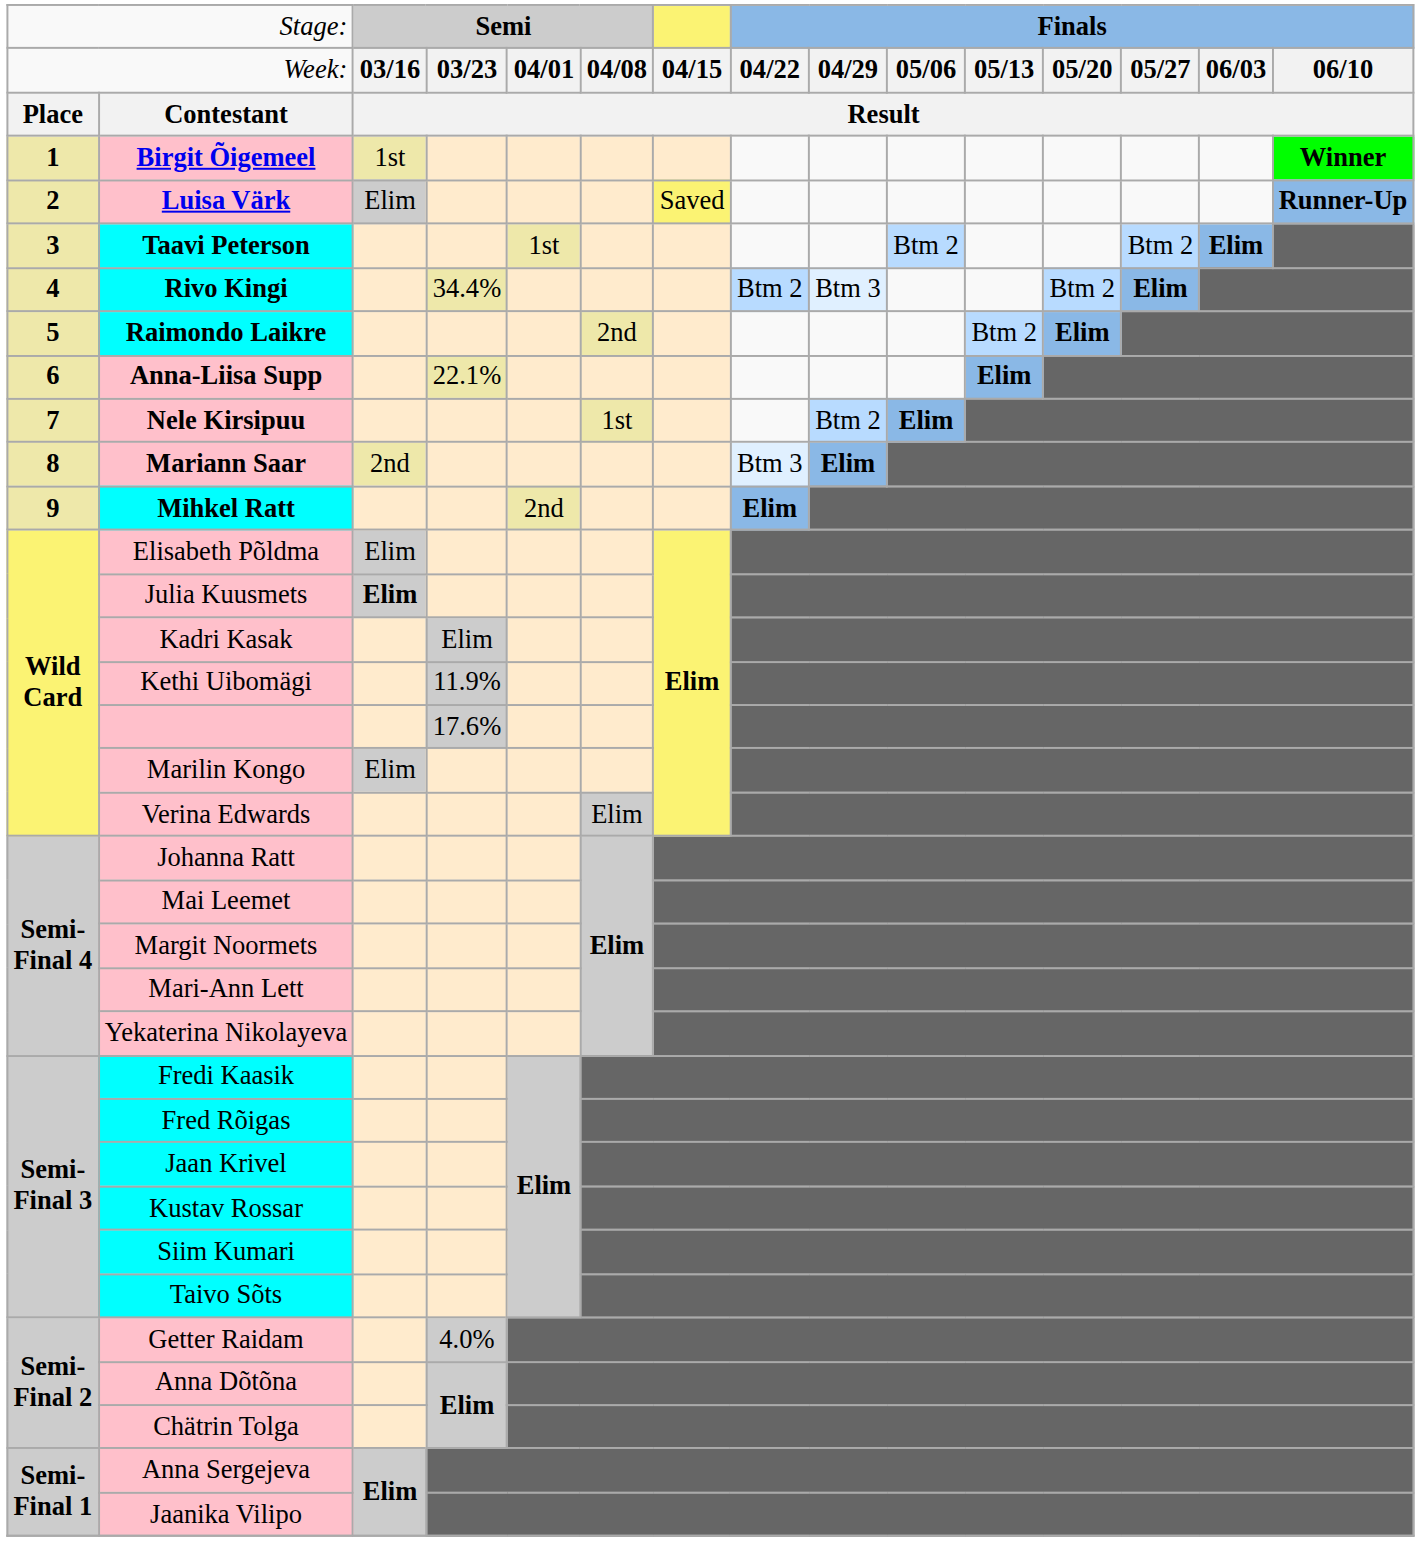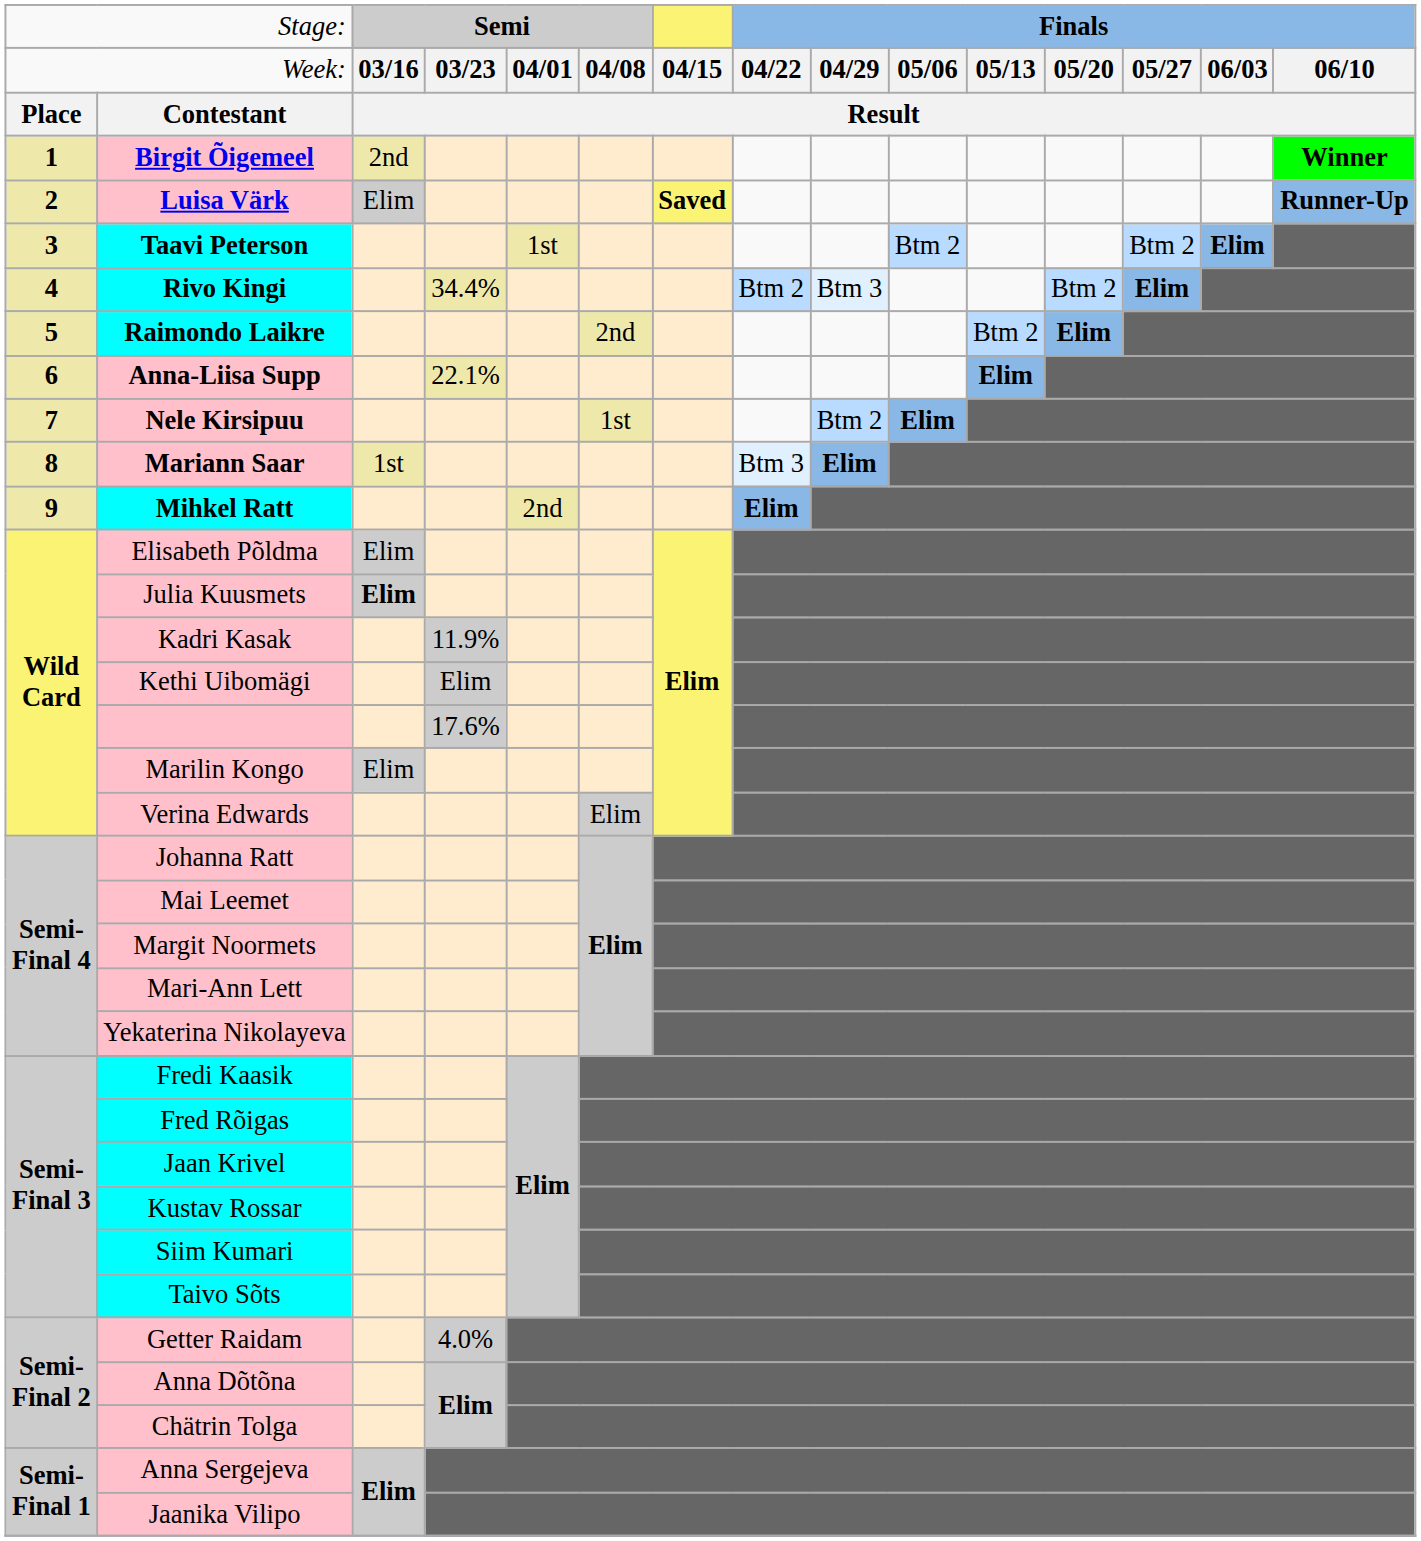(390, 157) 1st -> (389, 157) 2nd
(692, 200) normal -> (692, 200) bold
(390, 463) 2nd -> (389, 463) 1st
(467, 638) Elim -> (466, 638) 11.9%
(467, 682) 11.9% -> (466, 682) Elim
